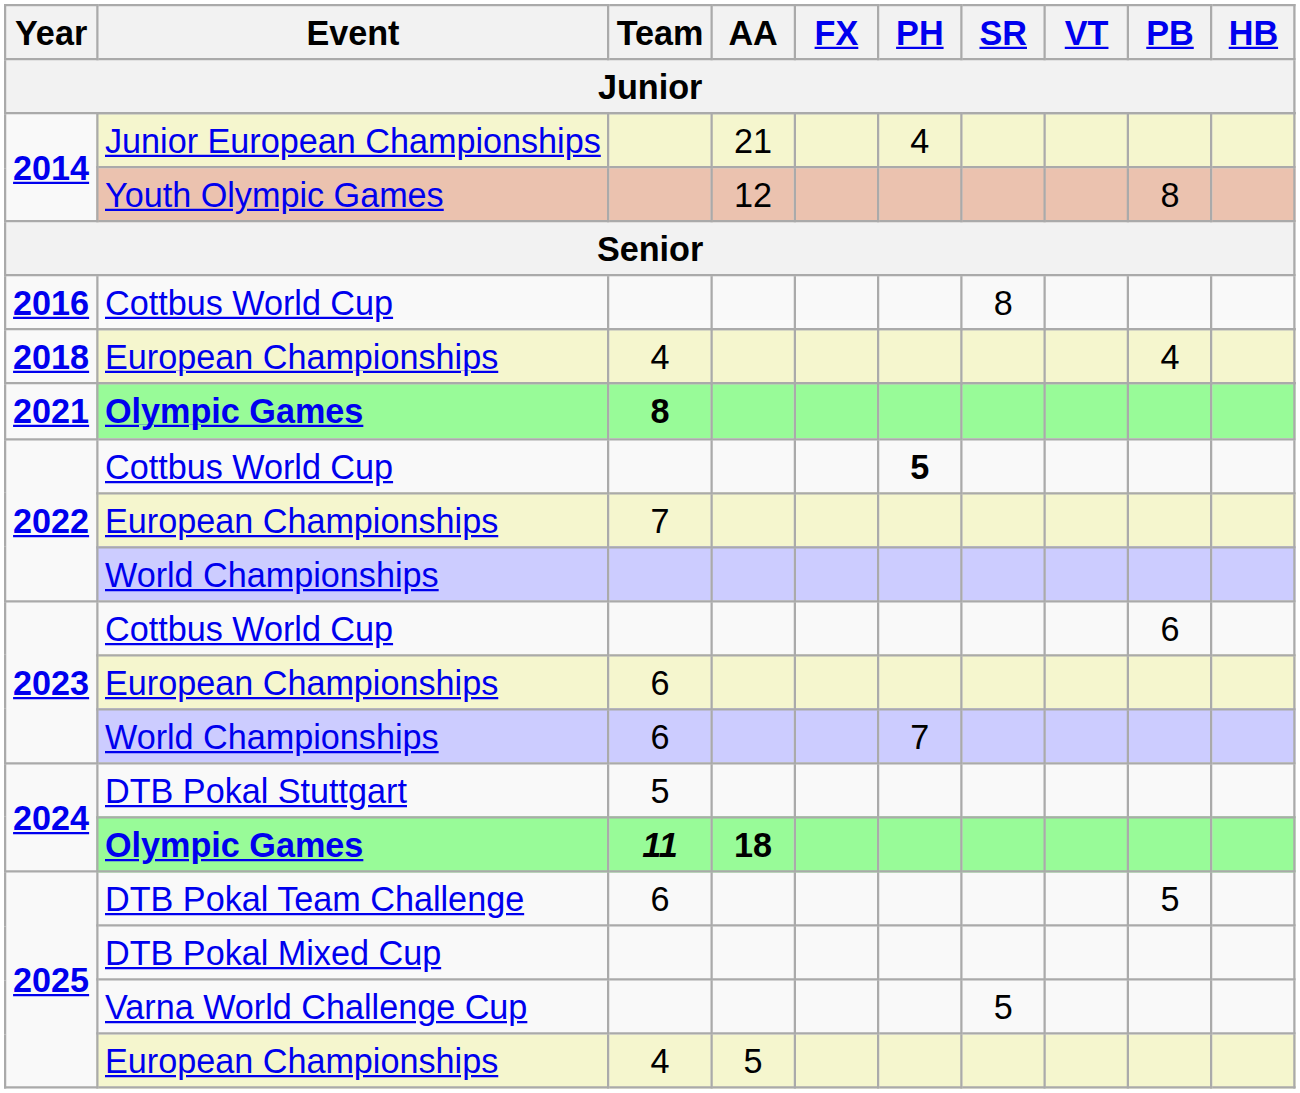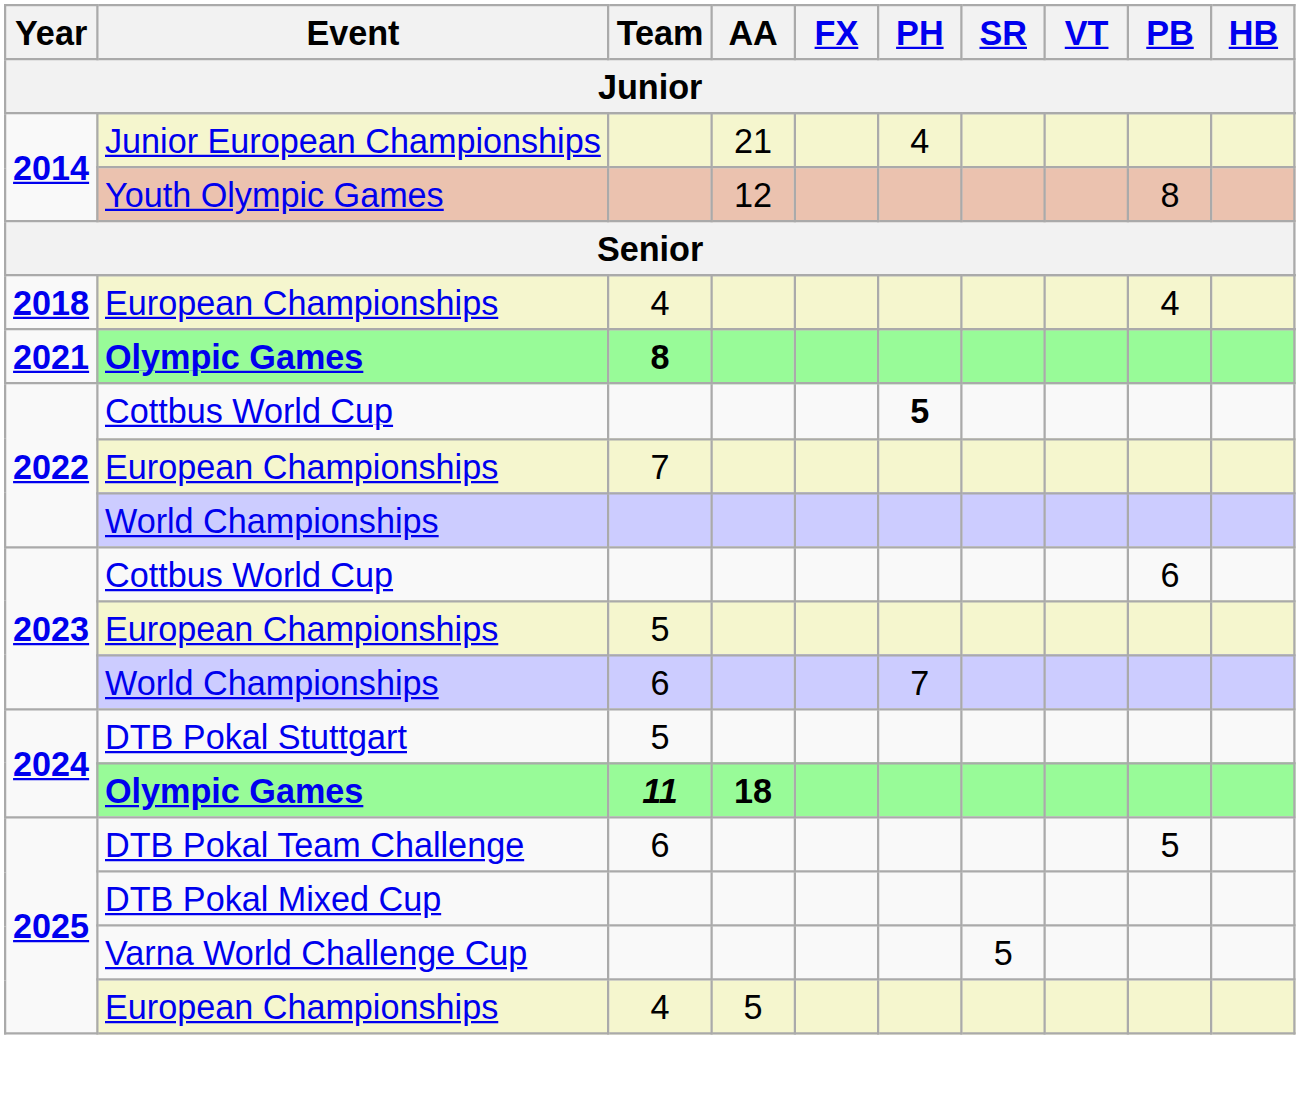- row: (51, 303)
(660, 682) 6 -> (660, 628) 5
